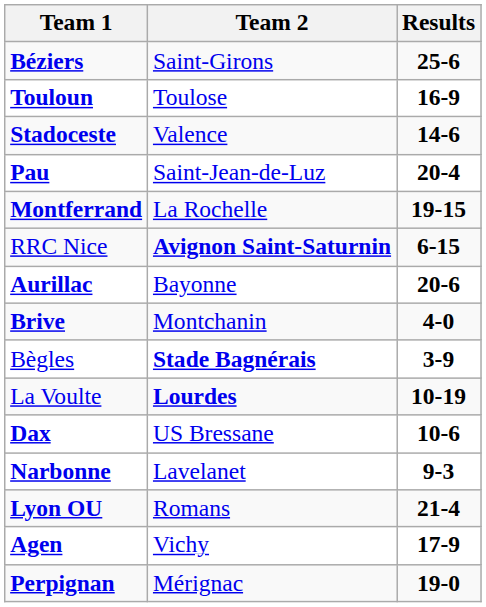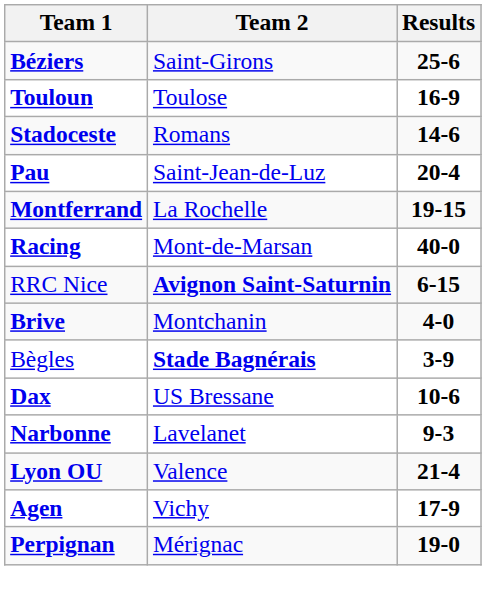(190, 135) Valence -> (192, 135) Romans
+ row: (45, 246)
- row: (51, 284)
- row: (56, 396)
(192, 508) Romans -> (190, 470) Valence
